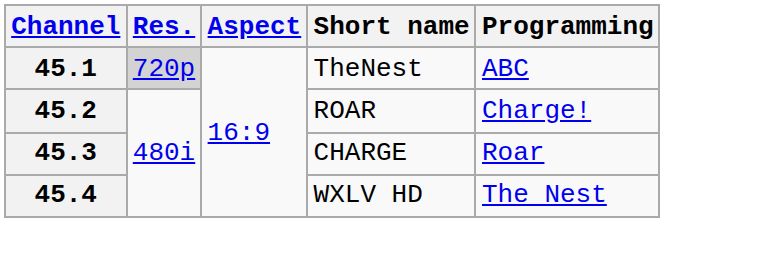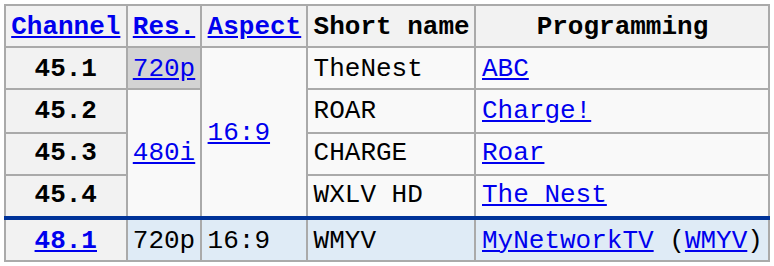+ row: (66, 240)
